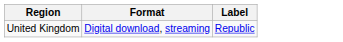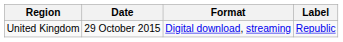+ column: (122, 12)
